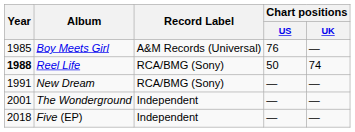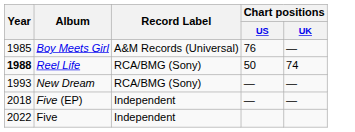(19, 83) 1991 -> (19, 83) 1993
- row: (84, 100)
+ row: (47, 118)
